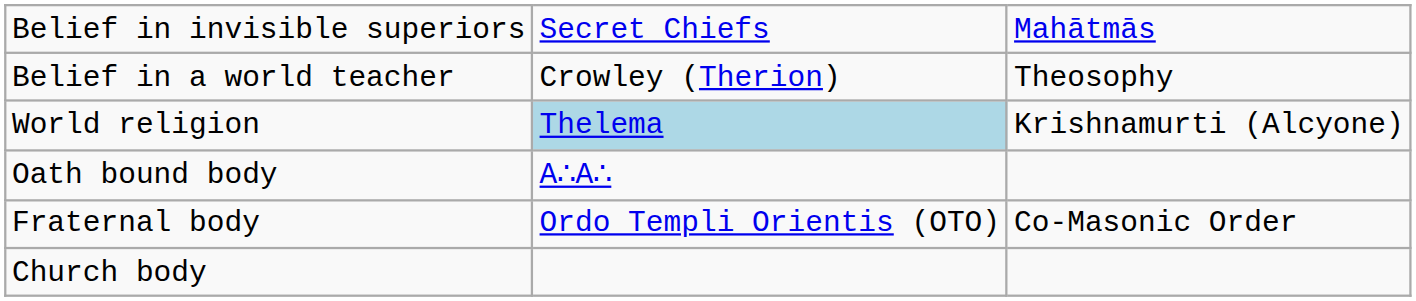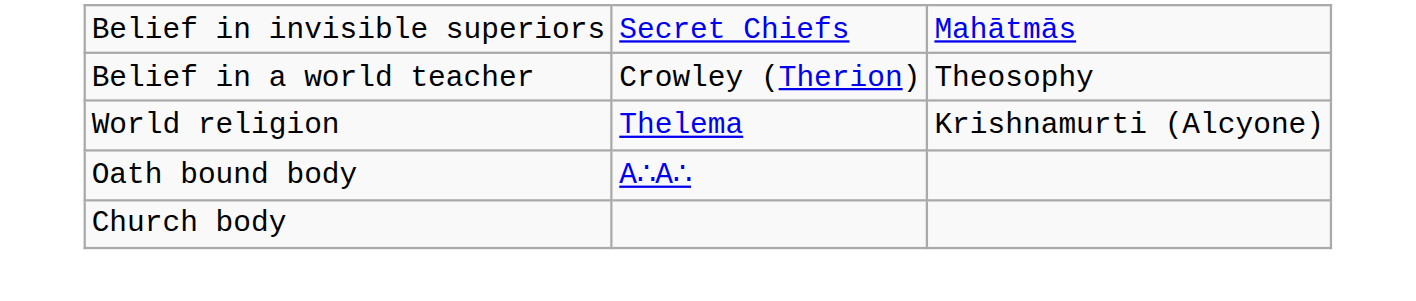(602, 125) lightblue background -> (681, 125) no background
- row: (136, 224)
